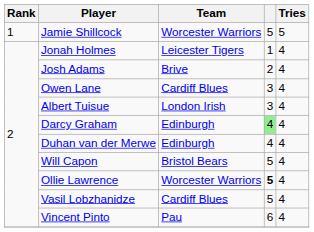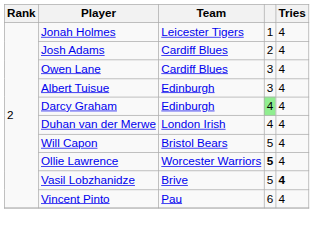- row: (81, 32)
(175, 69) Brive -> (195, 50) Cardiff Blues
(193, 106) London Irish -> (188, 87) Edinburgh
(188, 143) Edinburgh -> (193, 124) London Irish
(195, 198) Cardiff Blues -> (175, 180) Brive
(282, 198) normal -> (282, 180) bold
